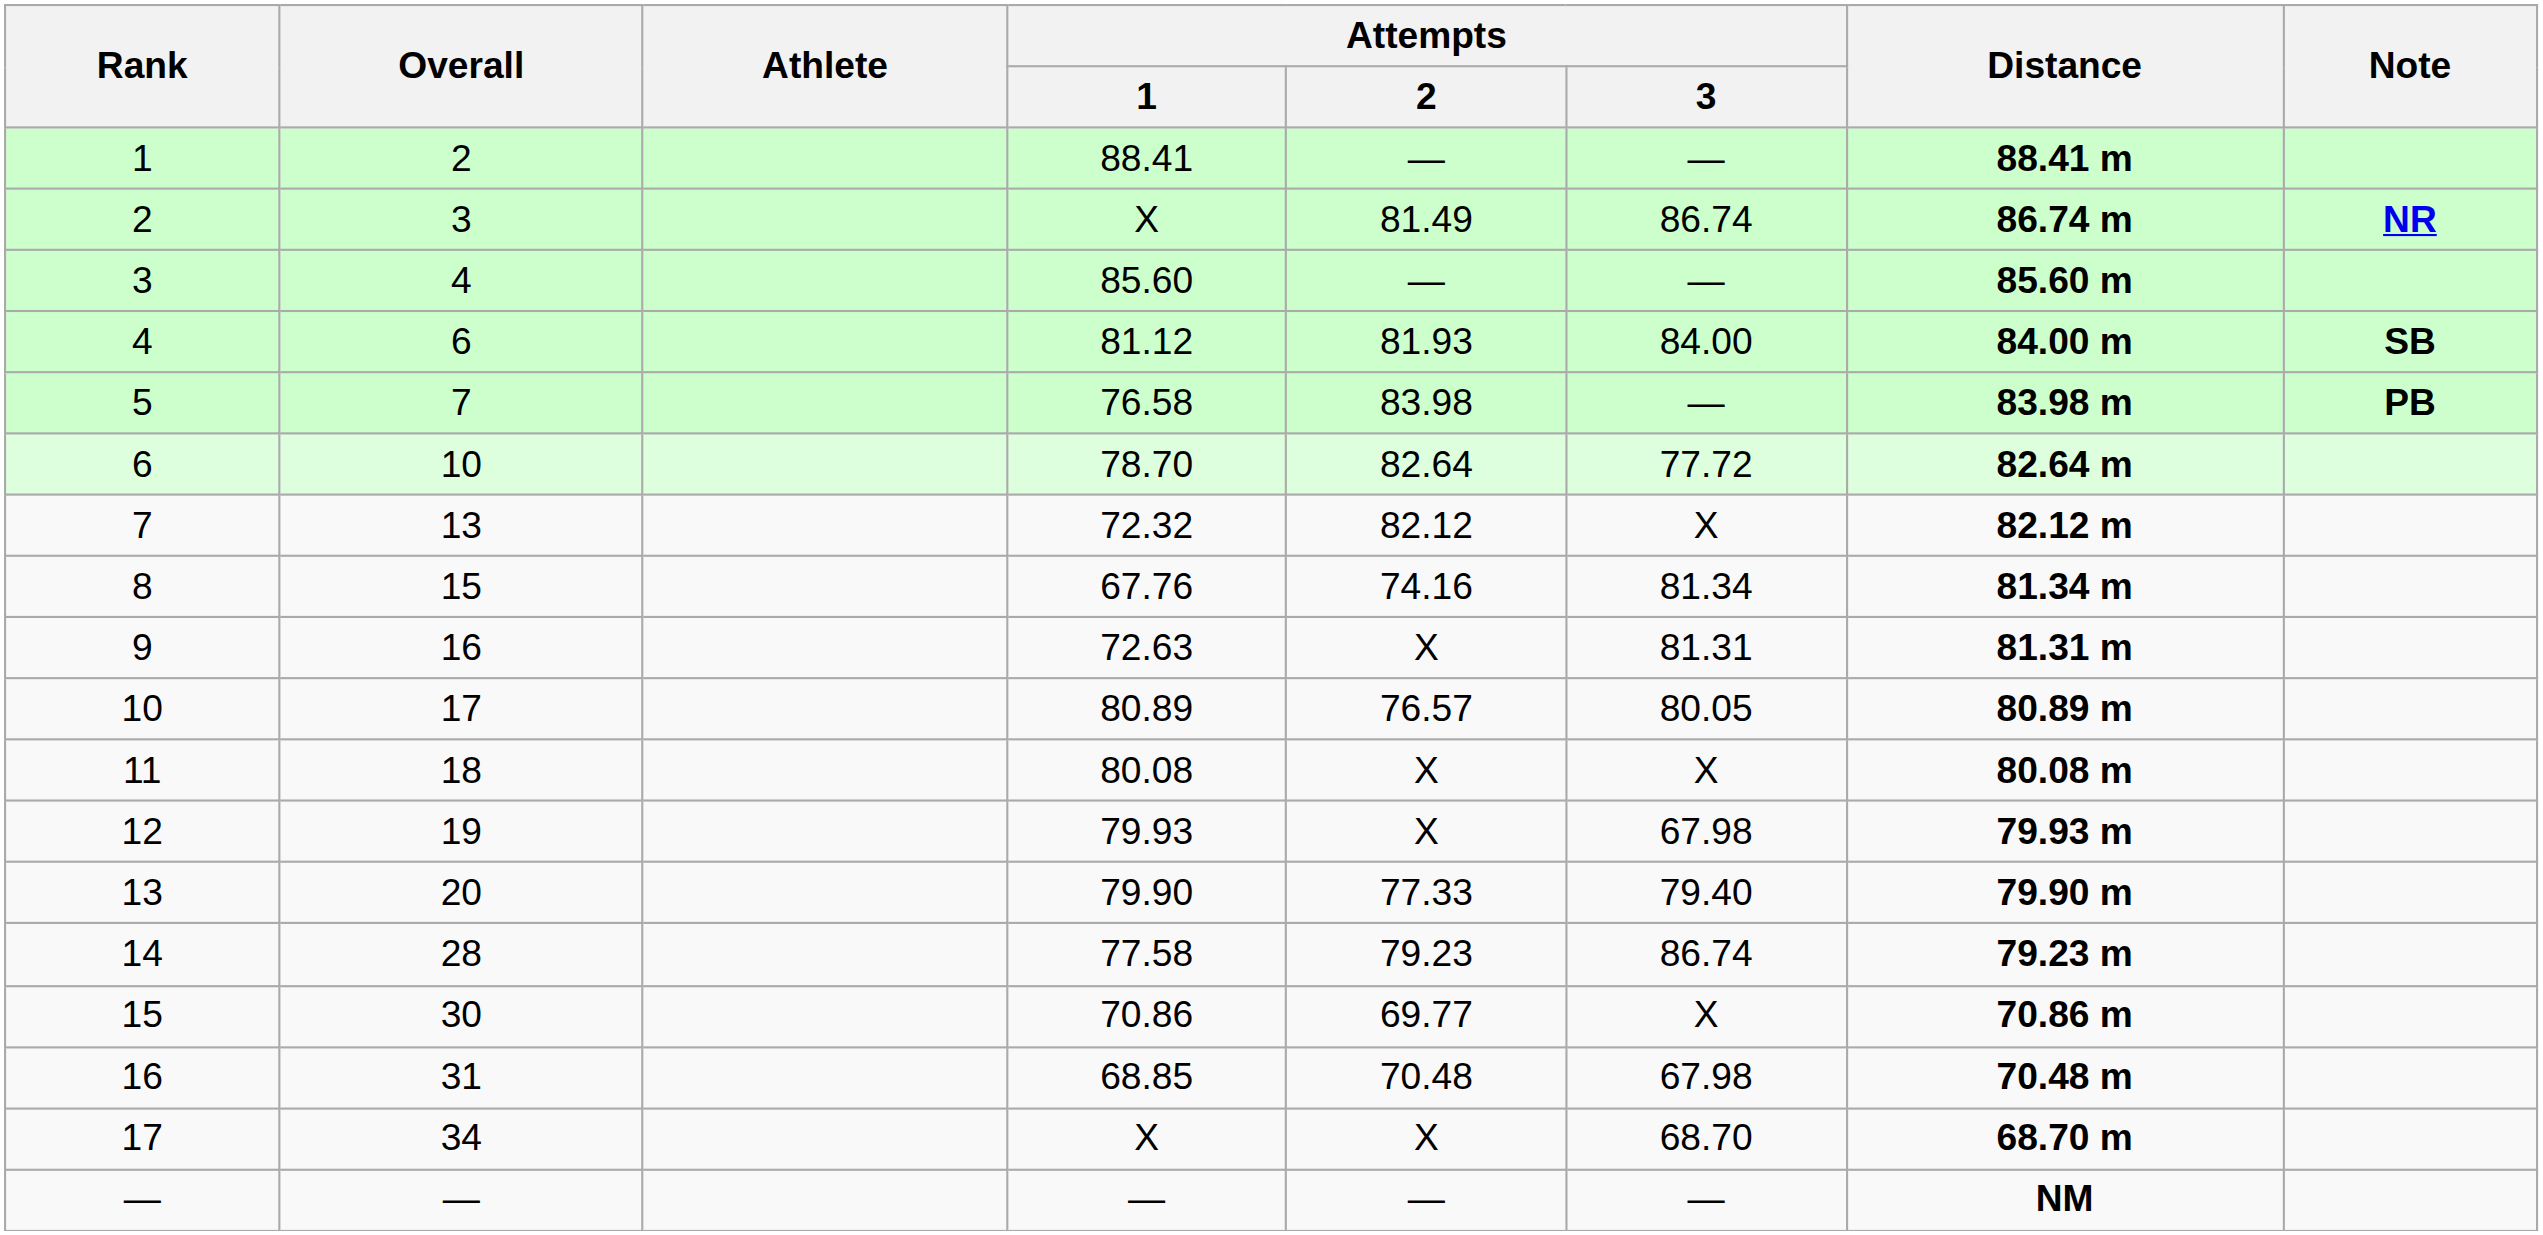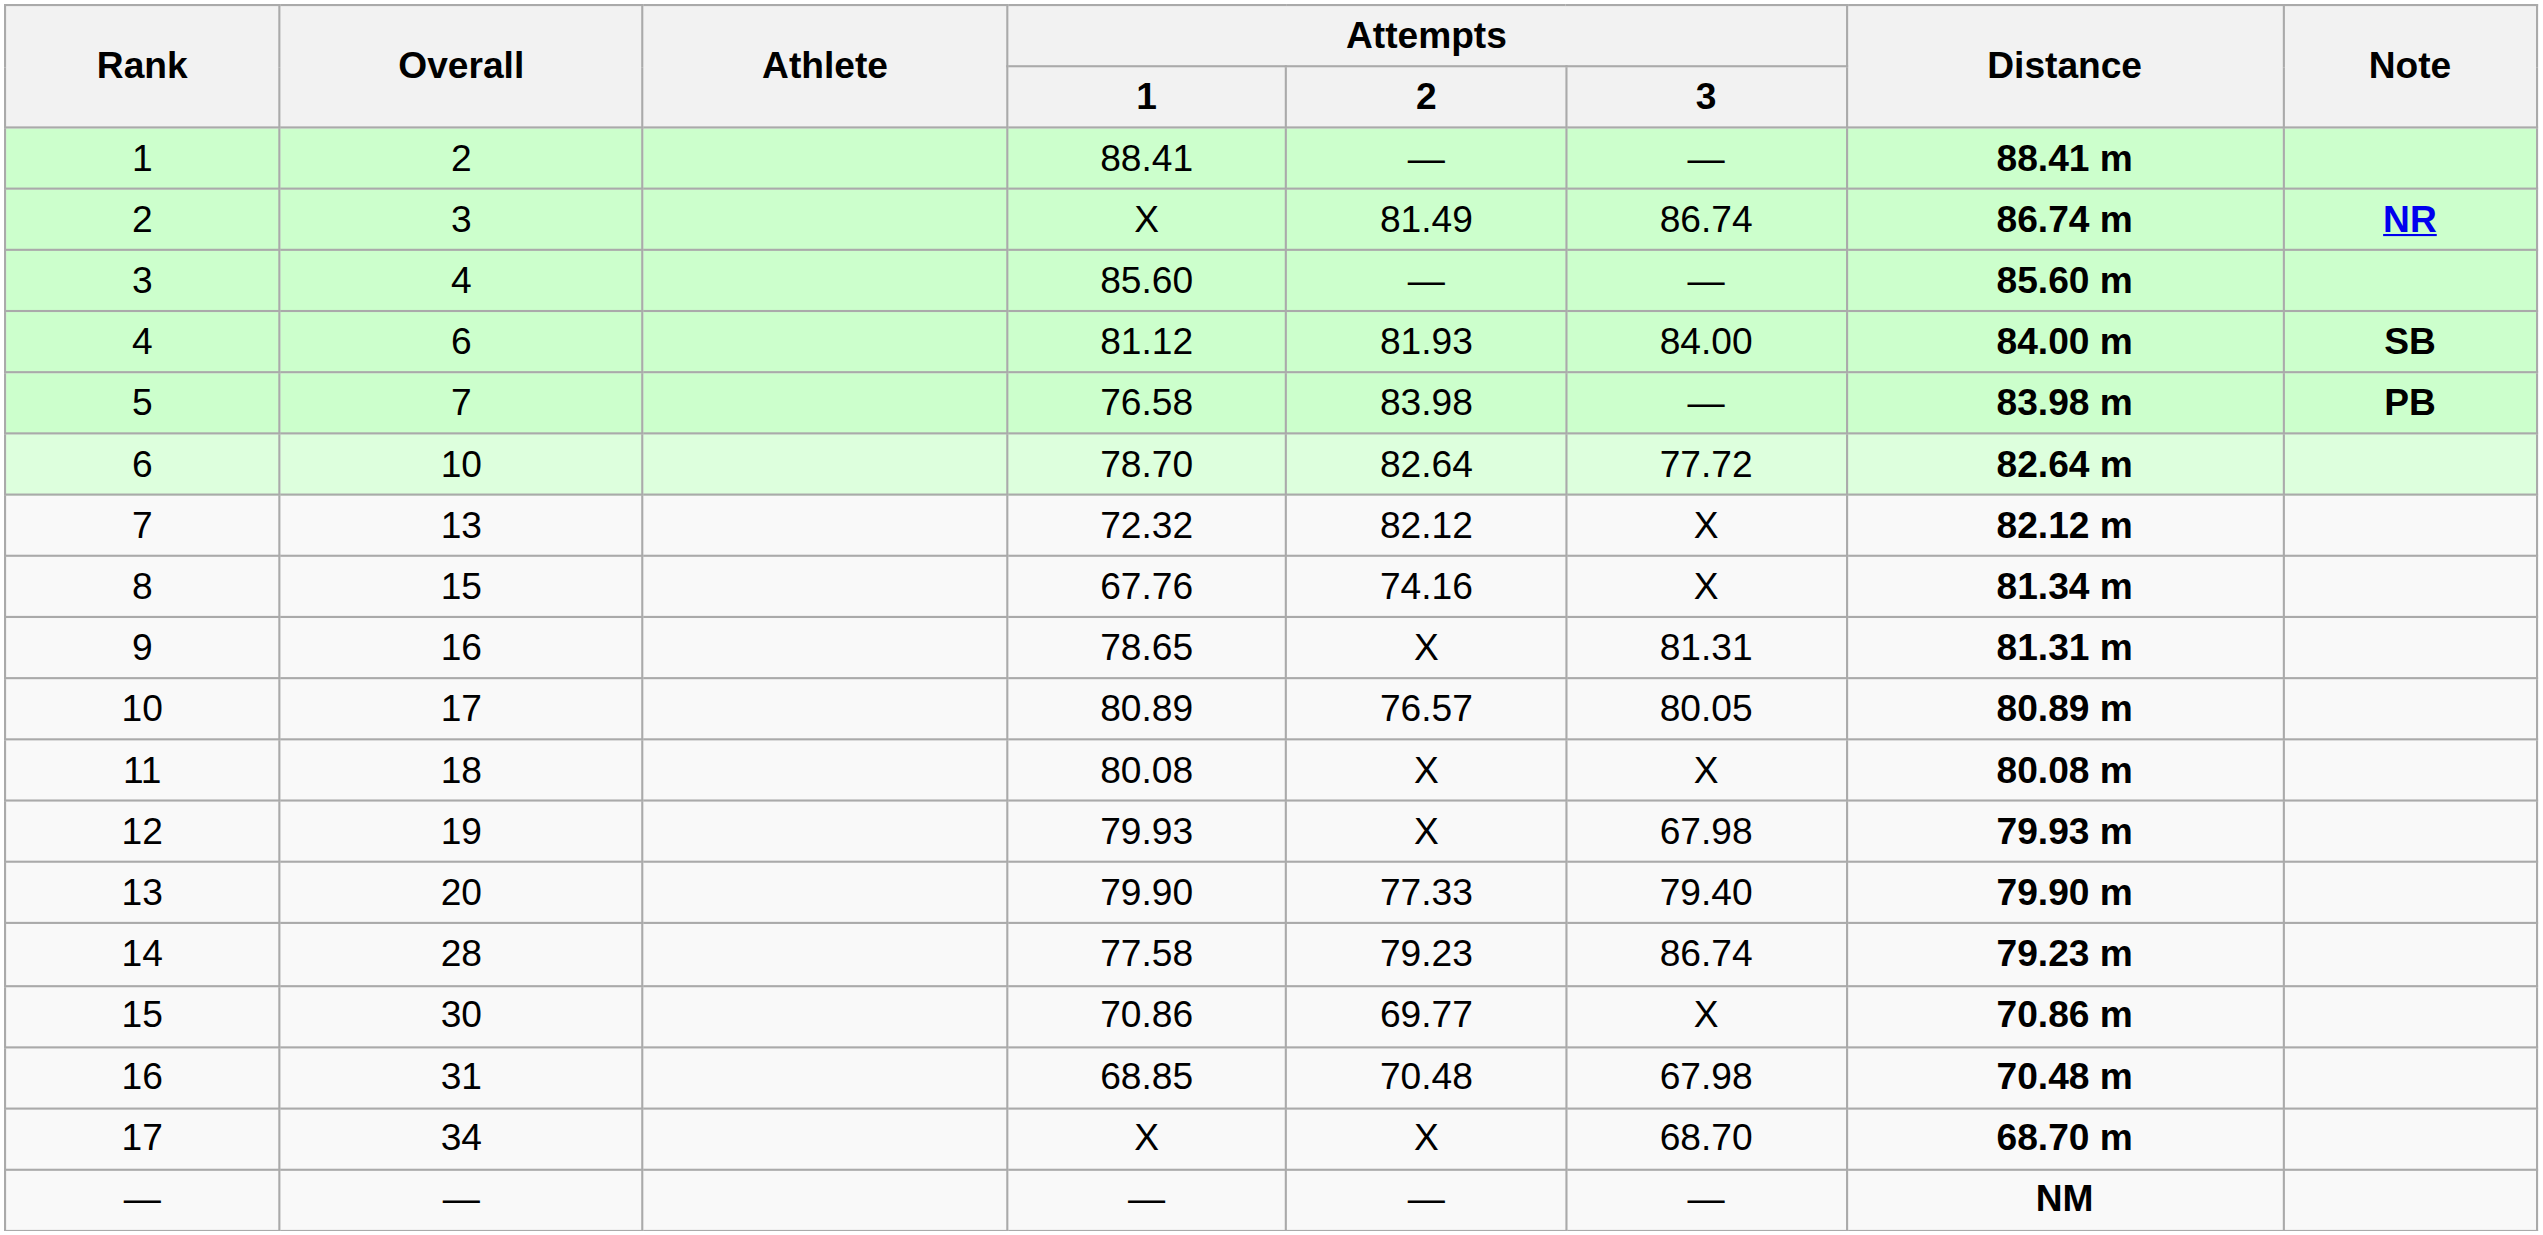(1706, 586) 81.34 -> (1706, 586) X
(1147, 647) 72.63 -> (1147, 647) 78.65
